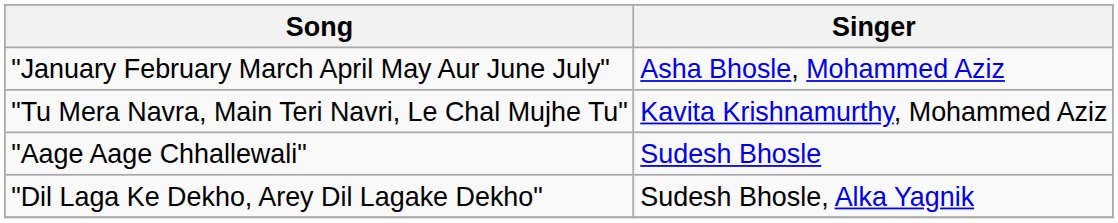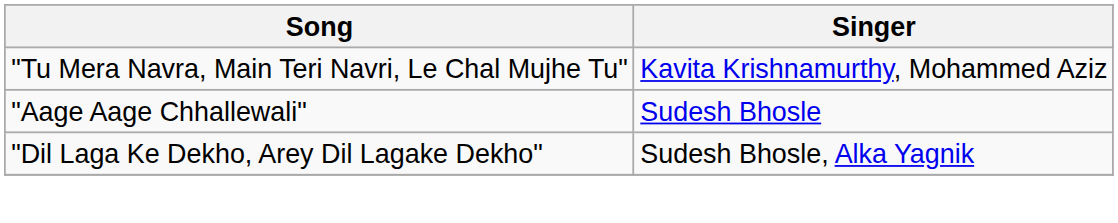- row: (311, 69)
